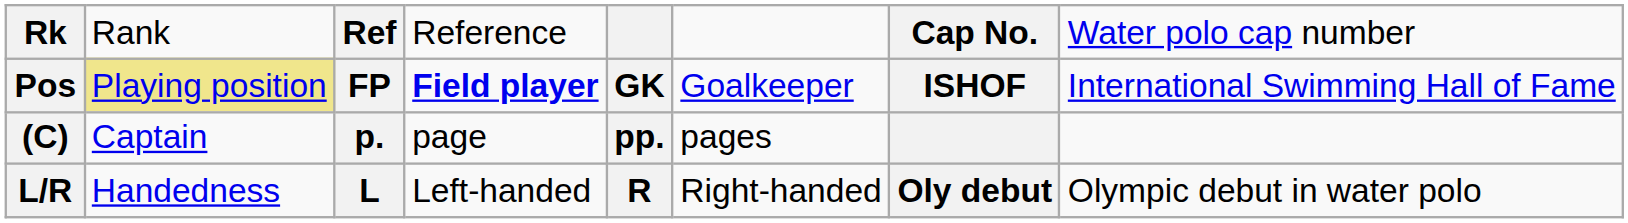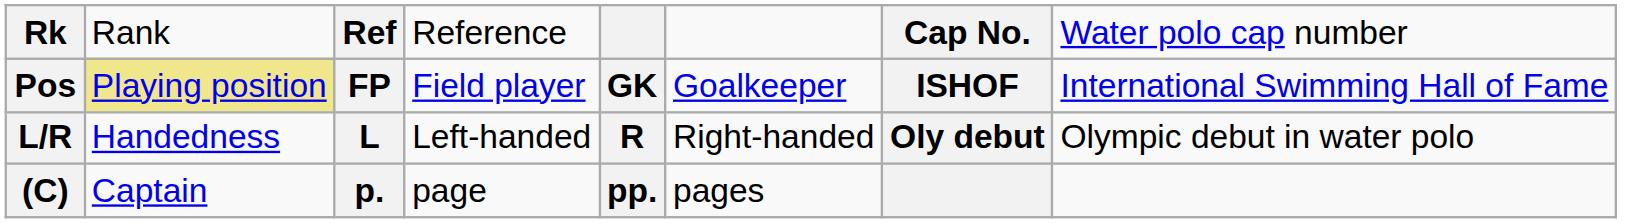(505, 85) bold -> (499, 85) normal
rows swapped: (45, 191) <-> (45, 138)
